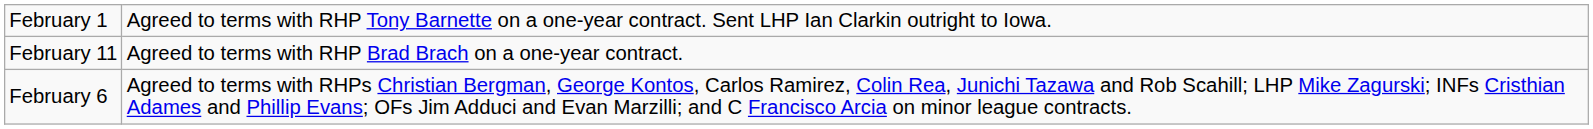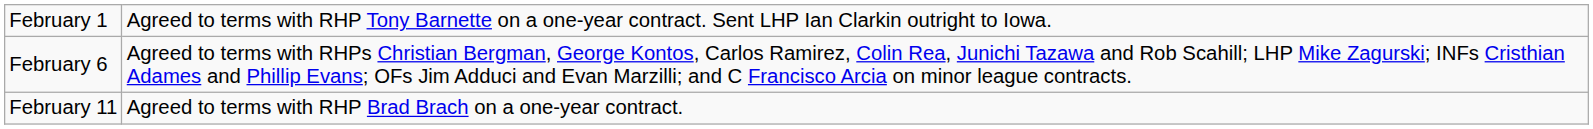rows swapped: (58, 96) <-> (63, 52)
